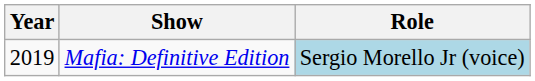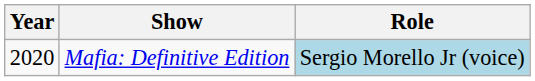(32, 57) 2019 -> (32, 57) 2020
